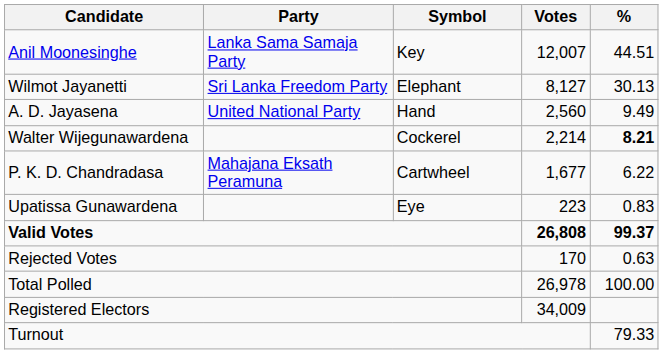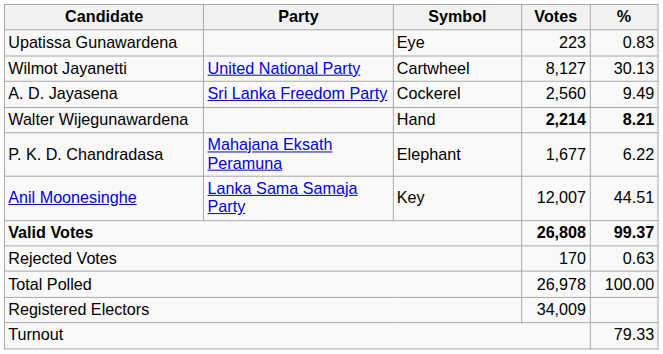rows swapped: (72, 52) <-> (93, 207)
(297, 86) Sri Lanka Freedom Party -> (284, 68) United National Party
(429, 86) Elephant -> (433, 68) Cartwheel
(284, 112) United National Party -> (297, 94) Sri Lanka Freedom Party
(416, 112) Hand -> (429, 94) Cockerel
(429, 138) Cockerel -> (416, 119) Hand
(566, 138) normal -> (566, 119) bold
(433, 172) Cartwheel -> (429, 154) Elephant
